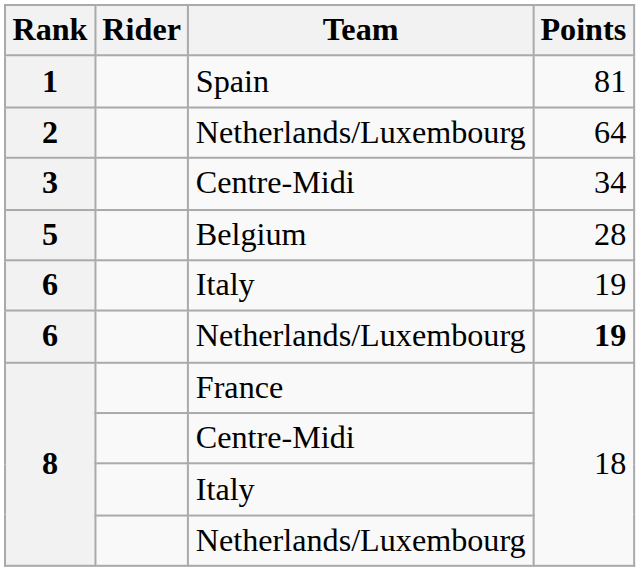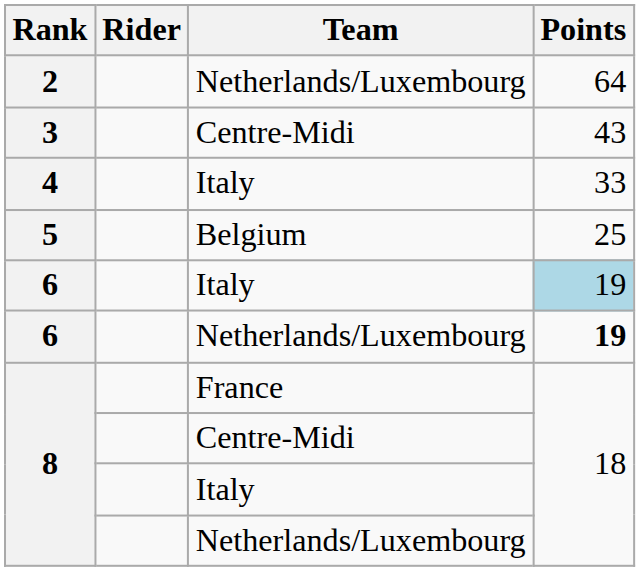- row: (50, 81)
(610, 183) 34 -> (610, 132) 43
+ row: (50, 183)
(610, 234) 28 -> (610, 234) 25
(610, 285) no background -> (610, 285) lightblue background
